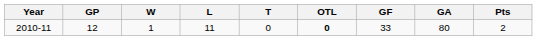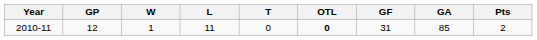(386, 27) 33 -> (386, 27) 31
(444, 27) 80 -> (444, 27) 85
